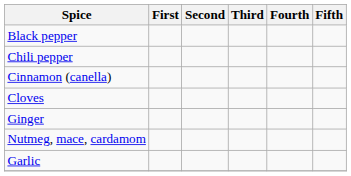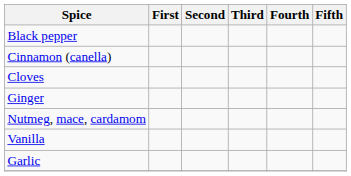- row: (40, 56)
+ row: (26, 139)
